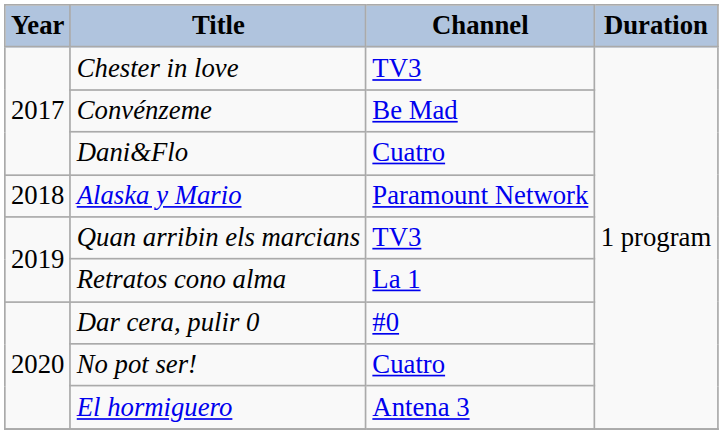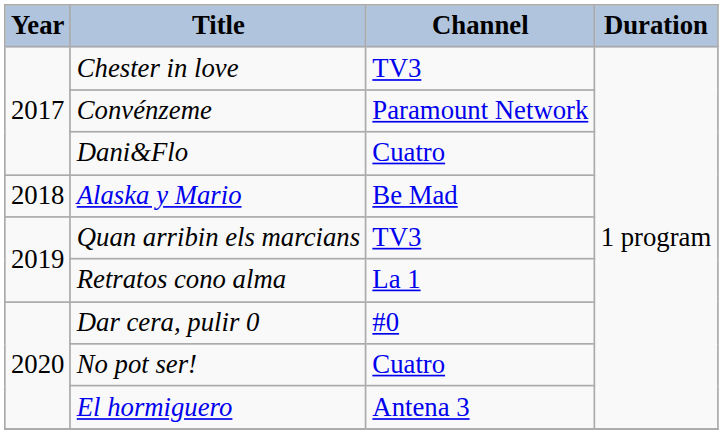(415, 110) Be Mad -> (480, 110) Paramount Network
(480, 195) Paramount Network -> (415, 195) Be Mad
